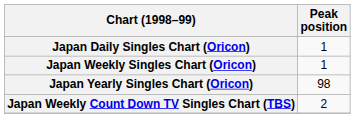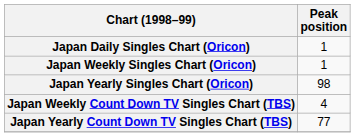(324, 103) 2 -> (324, 103) 4
+ row: (151, 122)
